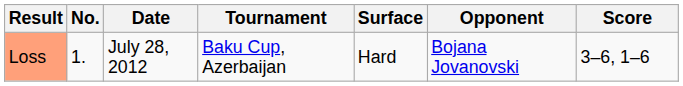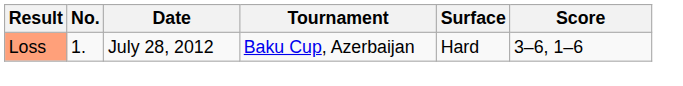- column: (502, 18)
